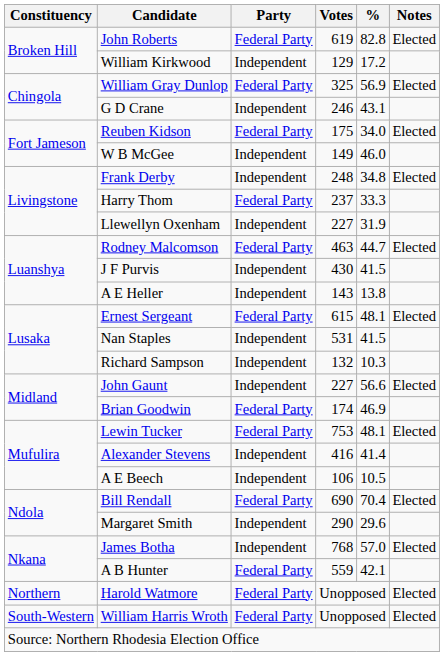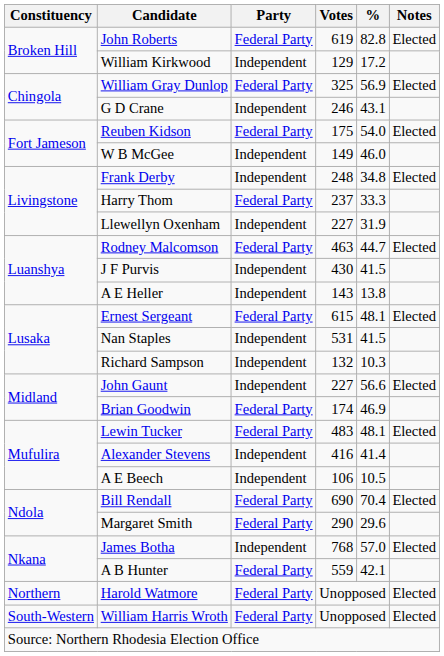(373, 131) 34.0 -> (373, 131) 54.0
(342, 431) 753 -> (342, 431) 483
(271, 524) Independent -> (274, 524) Federal Party
